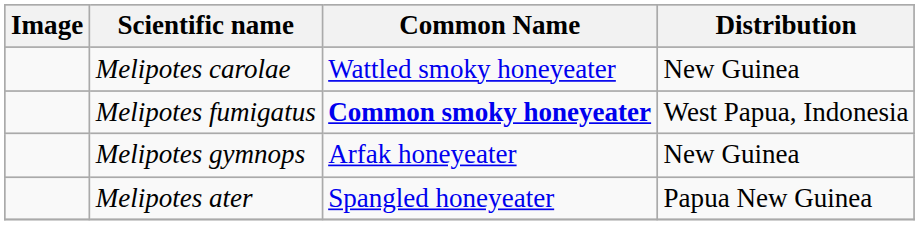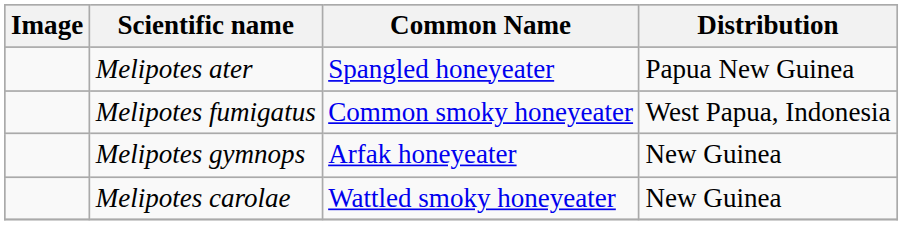rows swapped: (174, 197) <-> (193, 68)
(490, 111) bold -> (481, 111) normal
